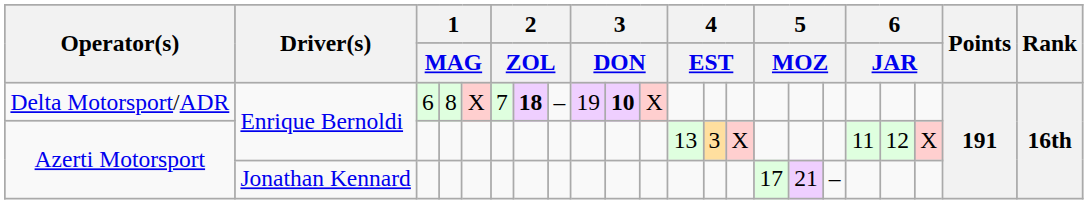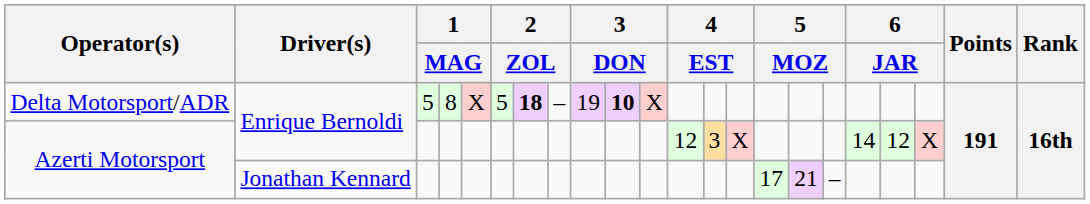(428, 101) 6 -> (428, 101) 5
(502, 101) 7 -> (502, 101) 5
(686, 139) 13 -> (686, 139) 12
(863, 139) 11 -> (863, 139) 14
